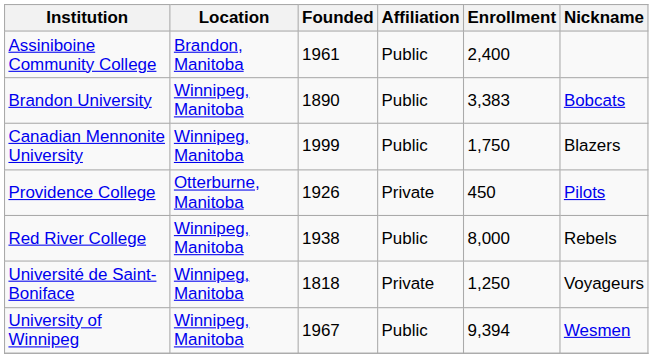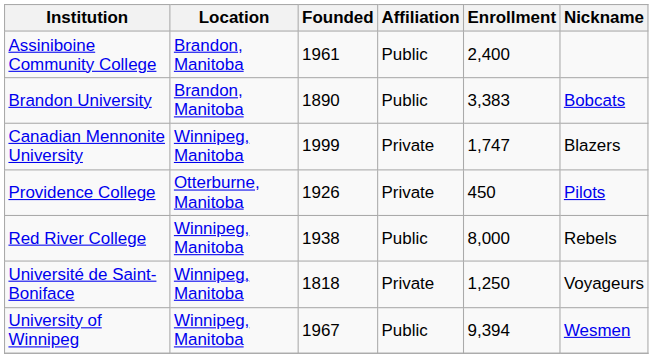(212, 100) Winnipeg, Manitoba -> (209, 100) Brandon, Manitoba
(405, 146) Public -> (408, 146) Private
(489, 146) 1,750 -> (489, 146) 1,747
